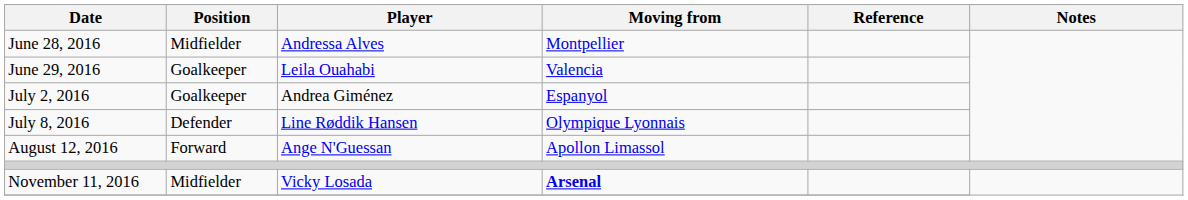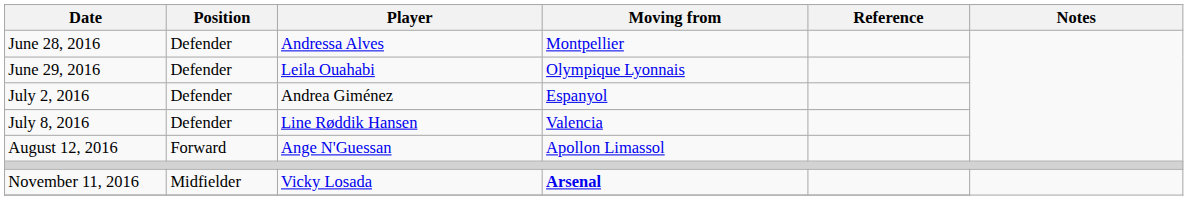(206, 43) Midfielder -> (201, 43) Defender
(208, 69) Goalkeeper -> (201, 69) Defender
(574, 69) Valencia -> (615, 69) Olympique Lyonnais
(208, 95) Goalkeeper -> (201, 95) Defender
(615, 122) Olympique Lyonnais -> (574, 122) Valencia
